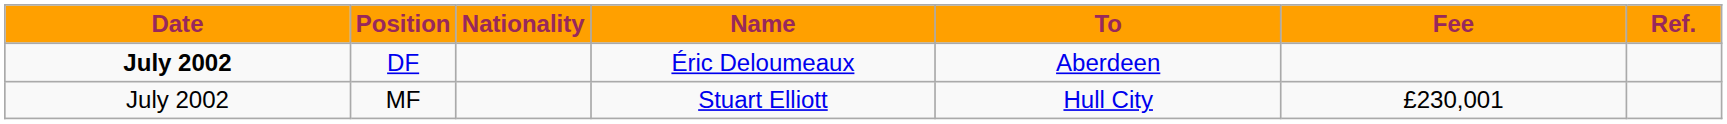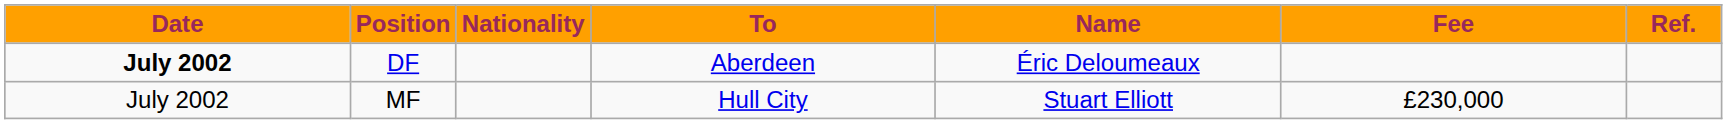columns swapped: (763, 24) <-> (1108, 24)
(1453, 100) £230,001 -> (1453, 100) £230,000
